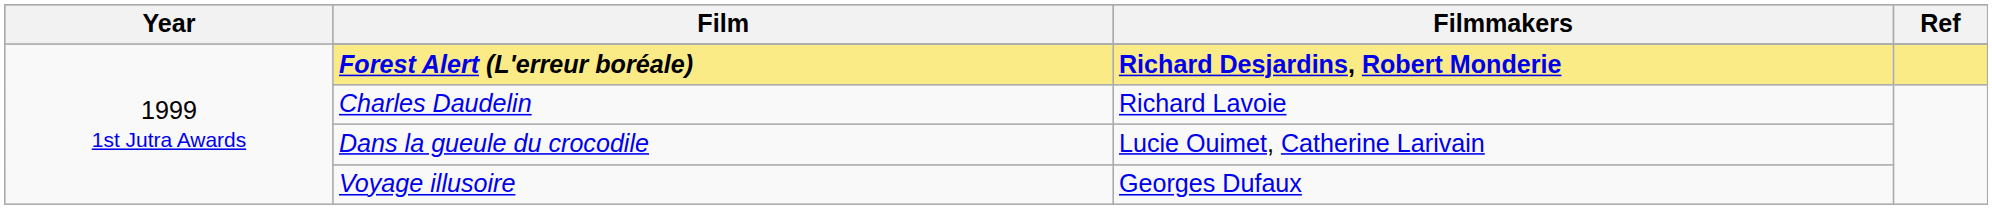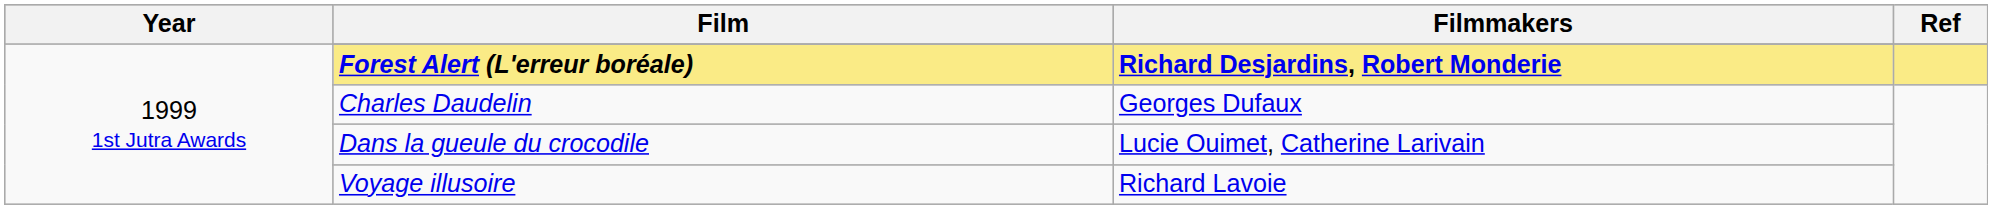(1203, 104) Richard Lavoie -> (1210, 104) Georges Dufaux
(1210, 183) Georges Dufaux -> (1203, 183) Richard Lavoie
